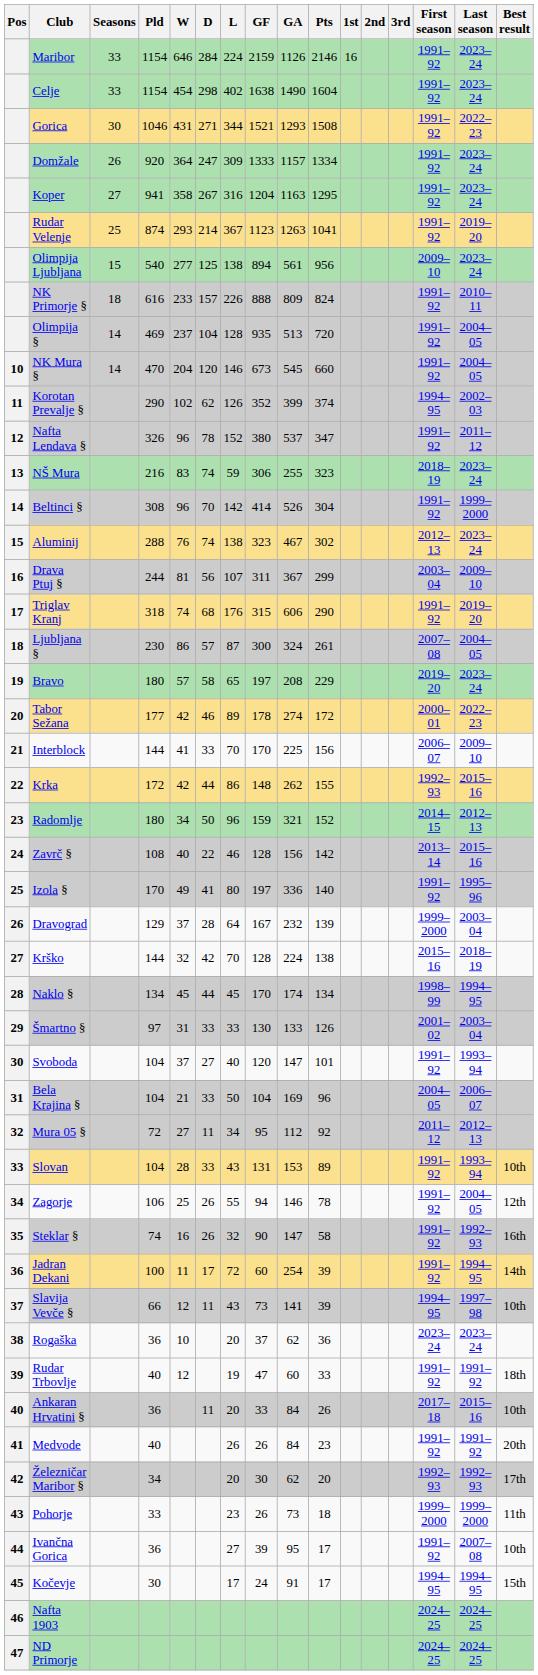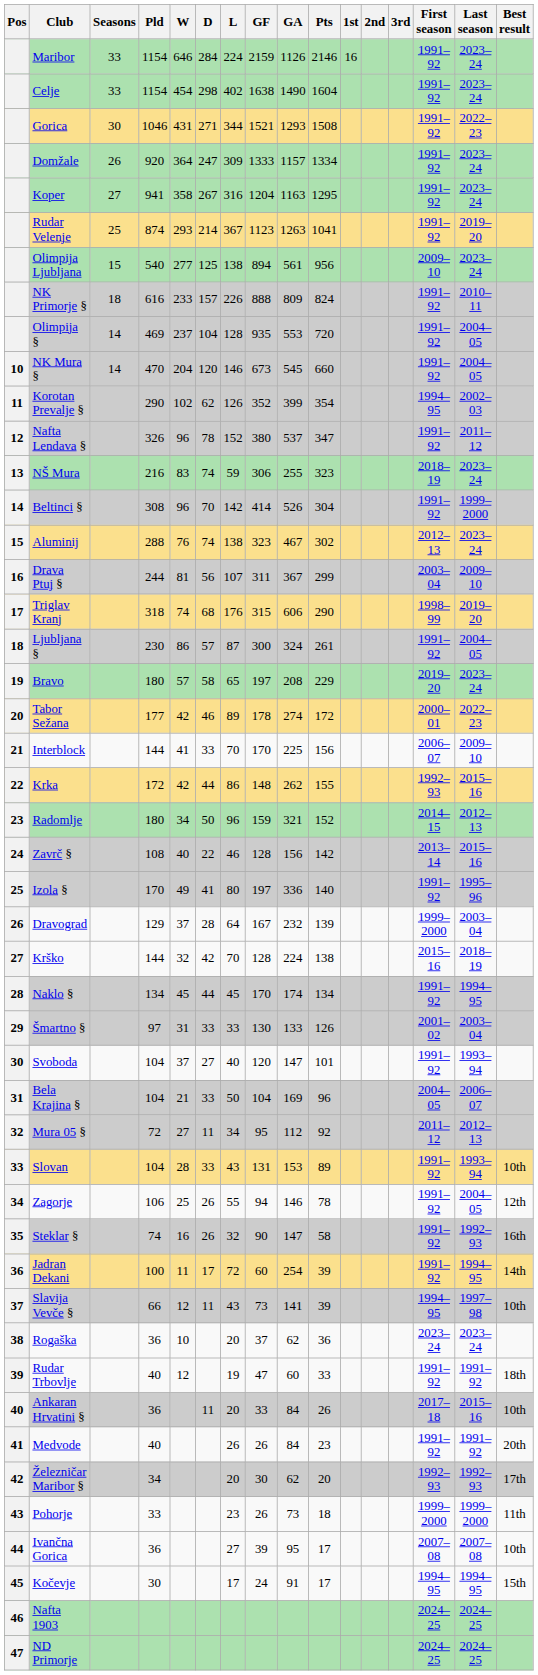(293, 334) 513 -> (293, 334) 553
(324, 403) 374 -> (324, 403) 354
(434, 611) 1991–92 -> (434, 611) 1998–99
(434, 646) 2007–08 -> (434, 646) 1991–92
(434, 993) 1998–99 -> (434, 993) 1991–92
(434, 1548) 1991–92 -> (434, 1548) 2007–08
